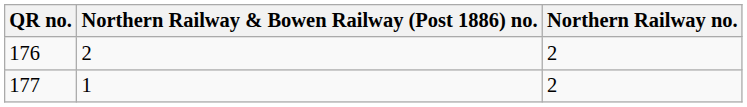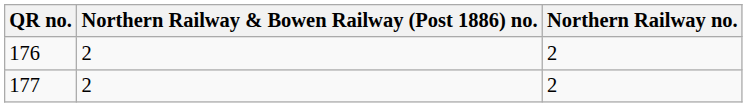(87, 85) 1 -> (87, 85) 2
